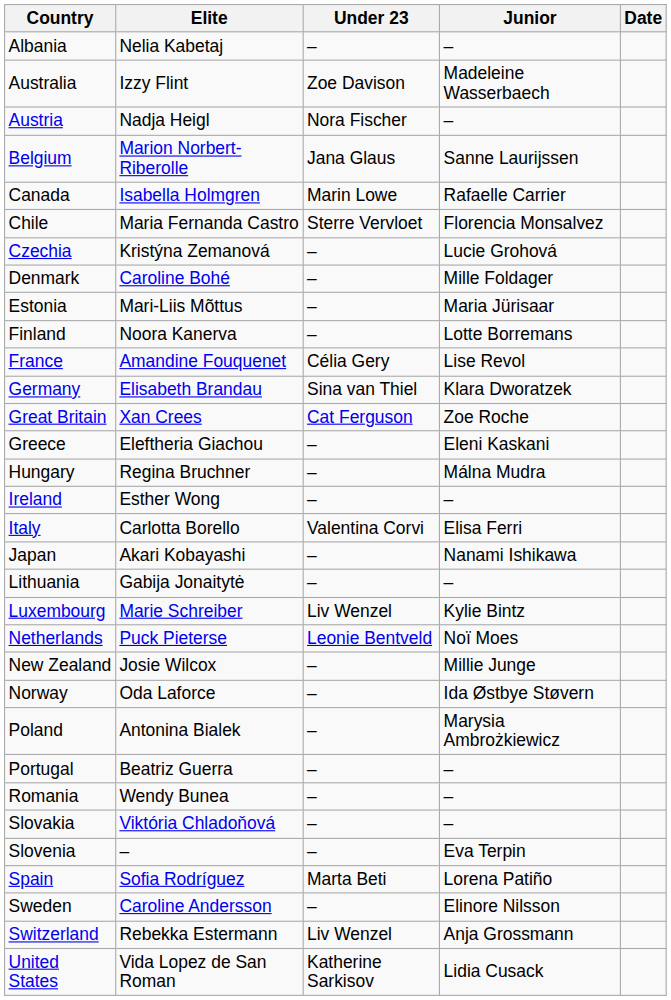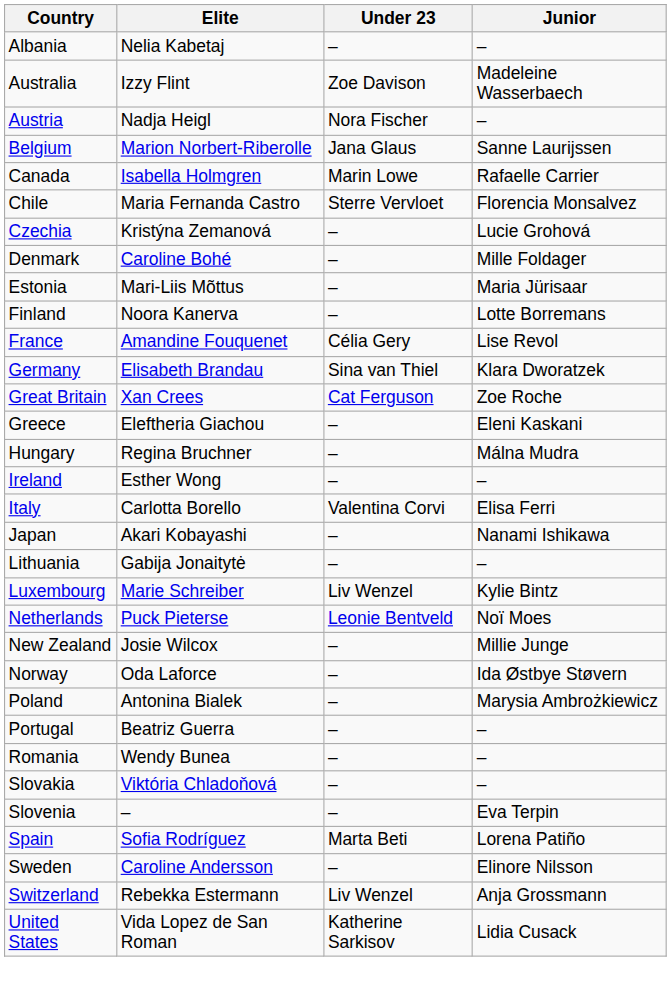- column: (643, 18)
